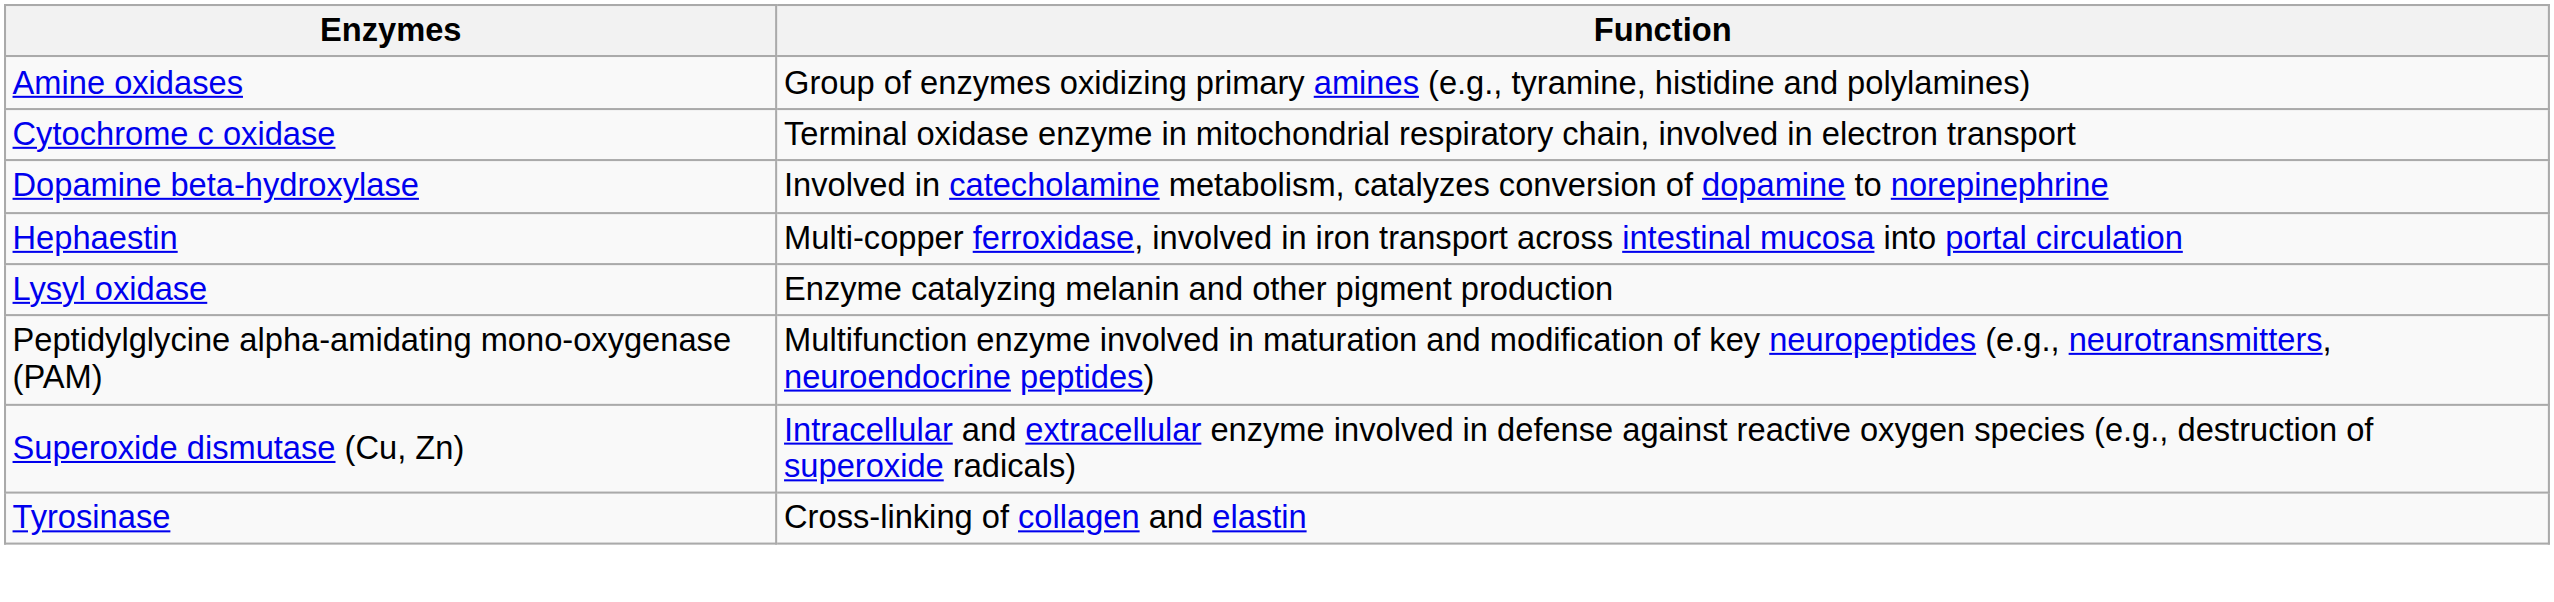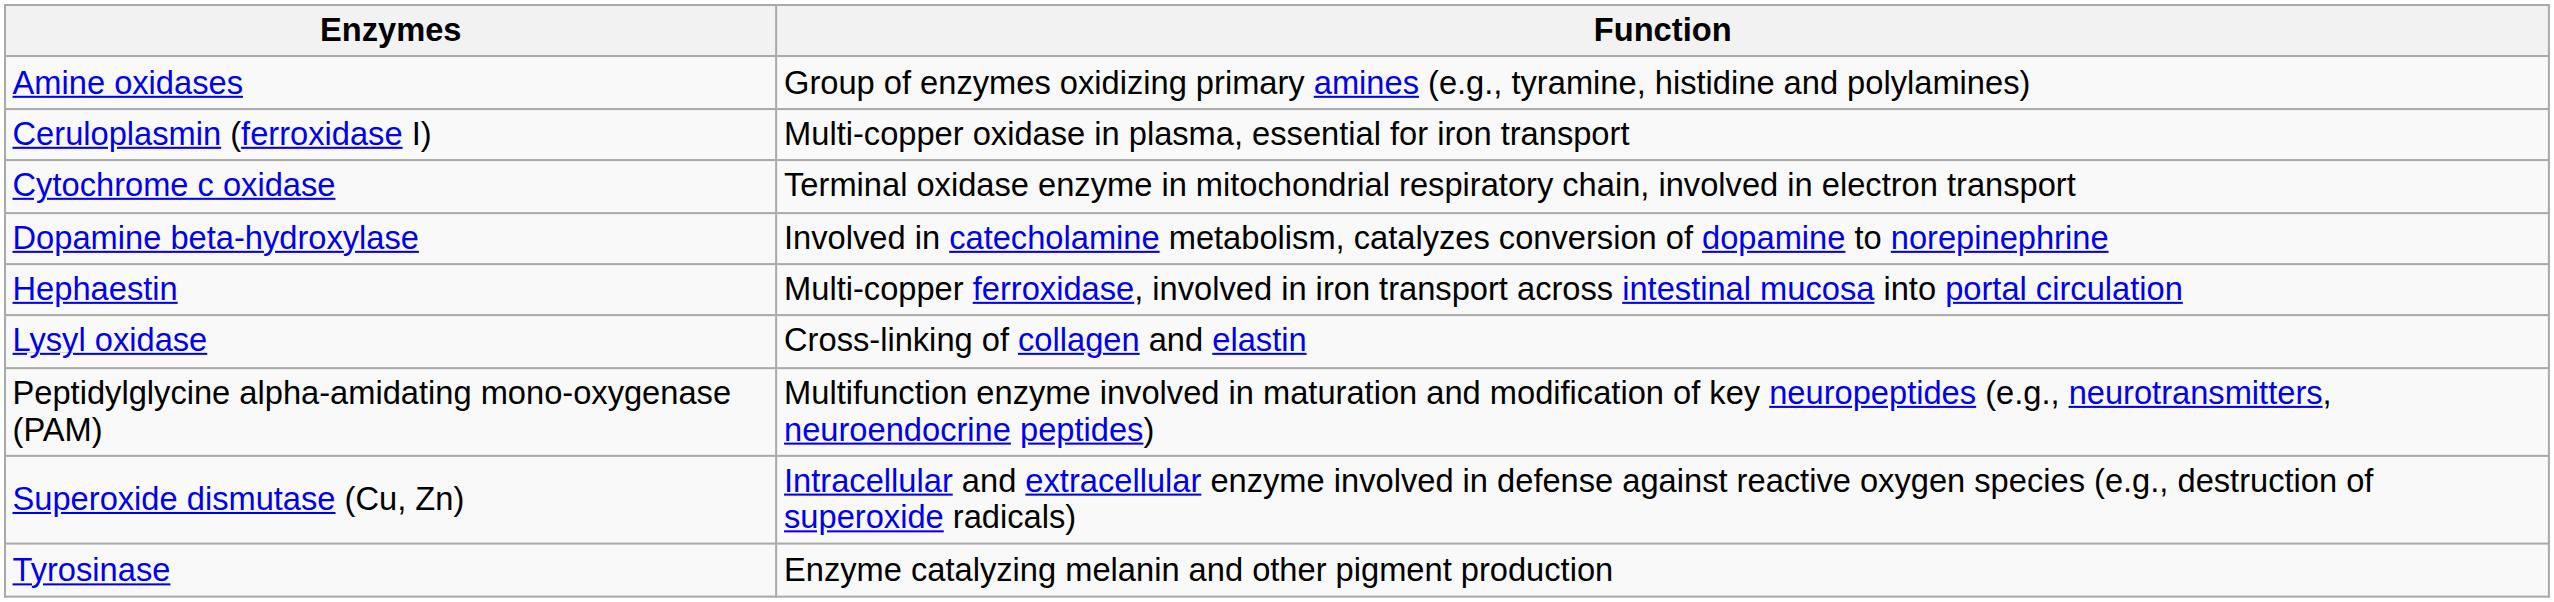+ row: (222, 133)
(1199, 289) Enzyme catalyzing melanin and other pigment production -> (1045, 340) Cross-linking of collagen and elastin
(1045, 517) Cross-linking of collagen and elastin -> (1199, 569) Enzyme catalyzing melanin and other pigment production
